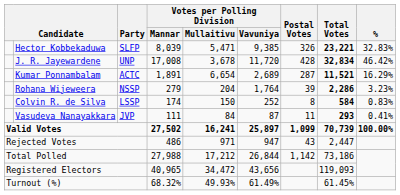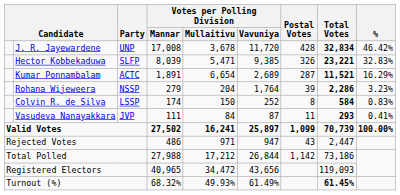rows swapped: (58, 61) <-> (60, 48)
(339, 183) normal -> (339, 183) bold
